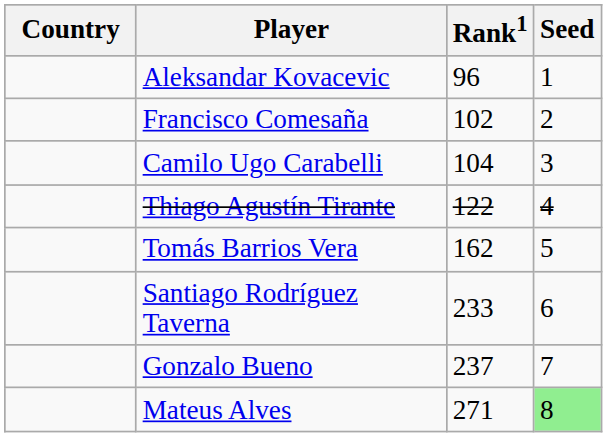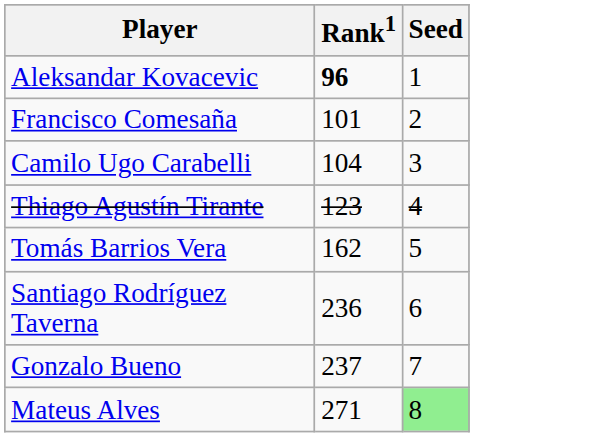- column: (71, 29)
(466, 76) normal -> (335, 76) bold
(473, 119) 102 -> (342, 119) 101
(473, 205) 122 -> (342, 205) 123
(473, 307) 233 -> (342, 307) 236
